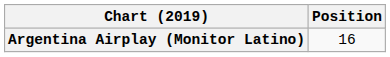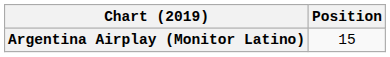(347, 40) 16 -> (347, 40) 15
